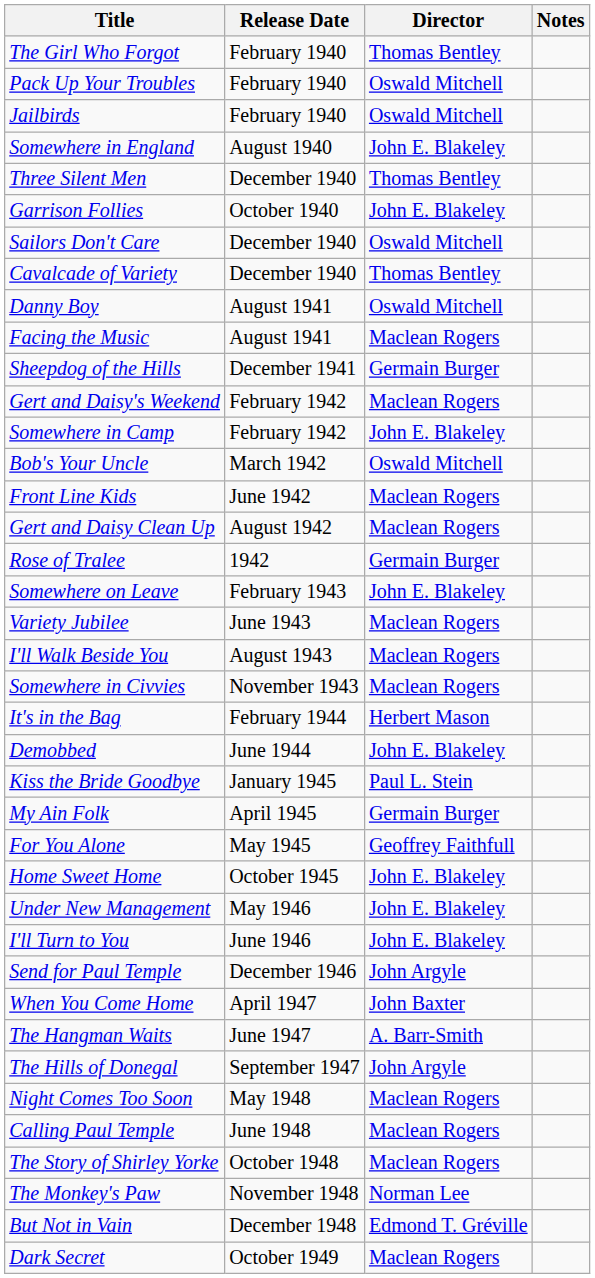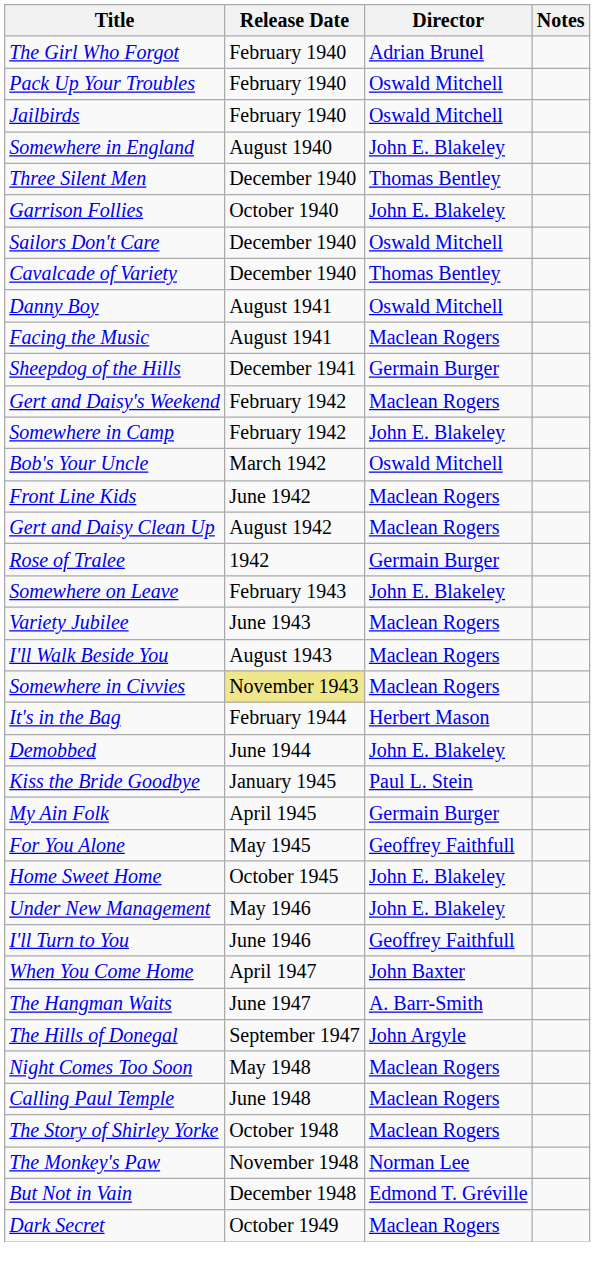(435, 52) Thomas Bentley -> (426, 52) Adrian Brunel
(294, 686) no background -> (294, 686) khaki background
(437, 940) John E. Blakeley -> (442, 940) Geoffrey Faithfull
- row: (95, 971)
